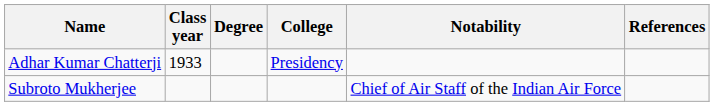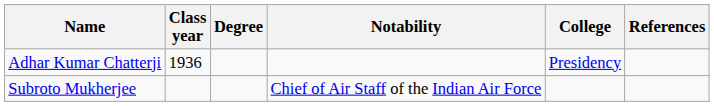columns swapped: (307, 26) <-> (486, 26)
(185, 62) 1933 -> (185, 62) 1936
